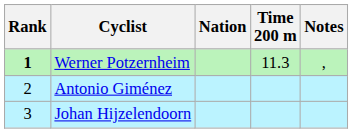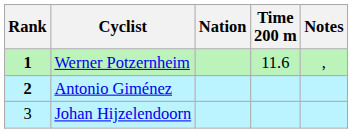(275, 62) 11.3 -> (275, 62) 11.6
(28, 88) normal -> (28, 88) bold
